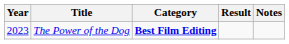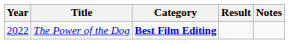(18, 30) 2023 -> (18, 30) 2022
